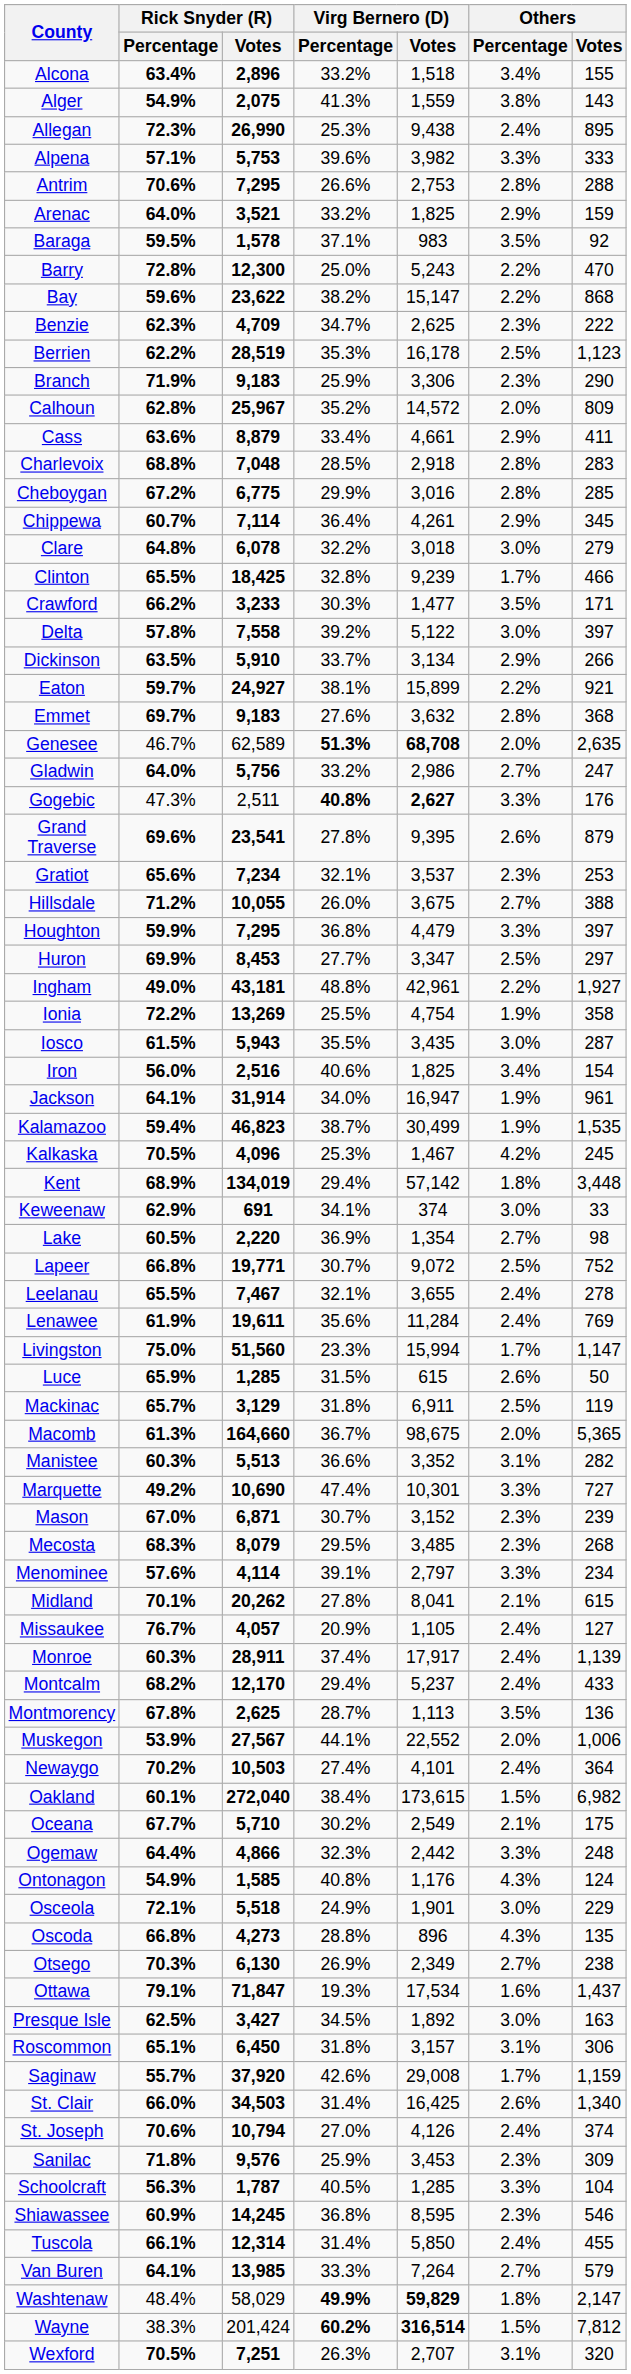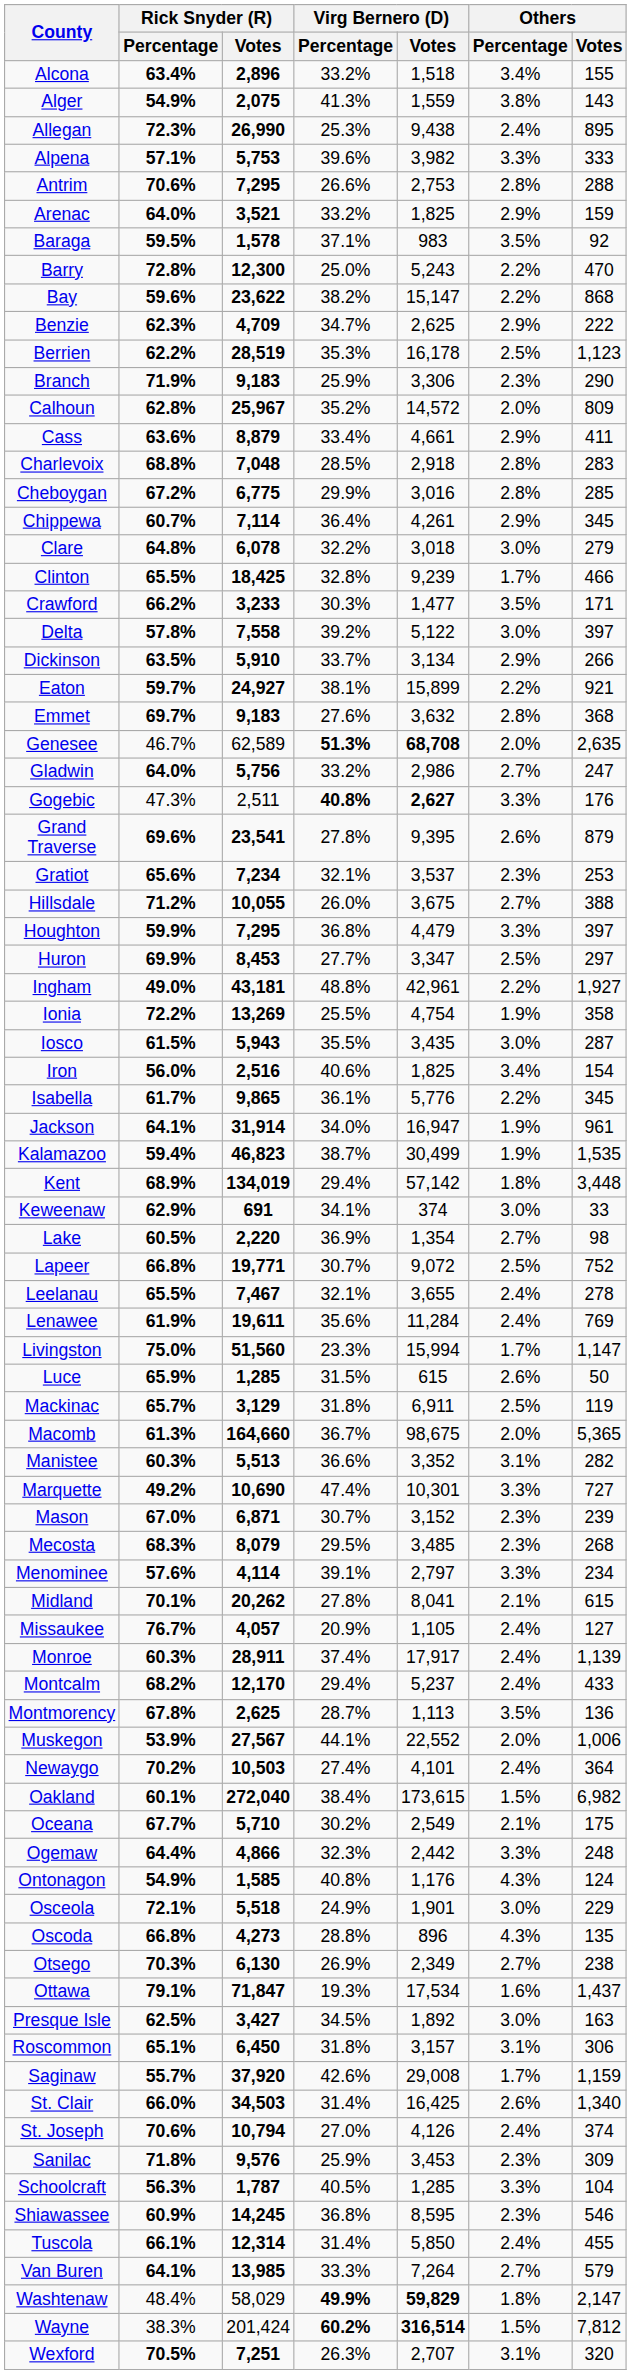(520, 325) 2.3% -> (520, 325) 2.9%
+ row: (62, 1098)
- row: (62, 1154)
